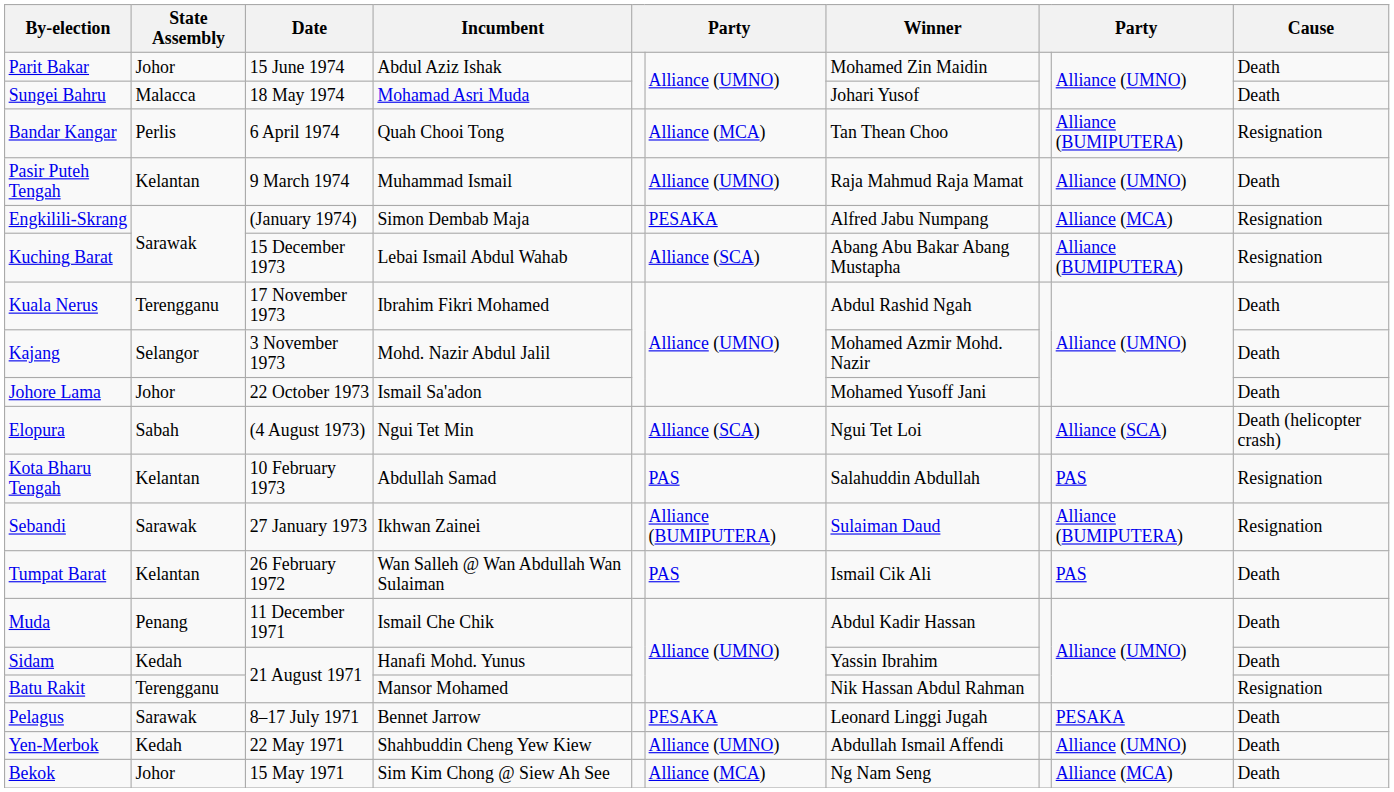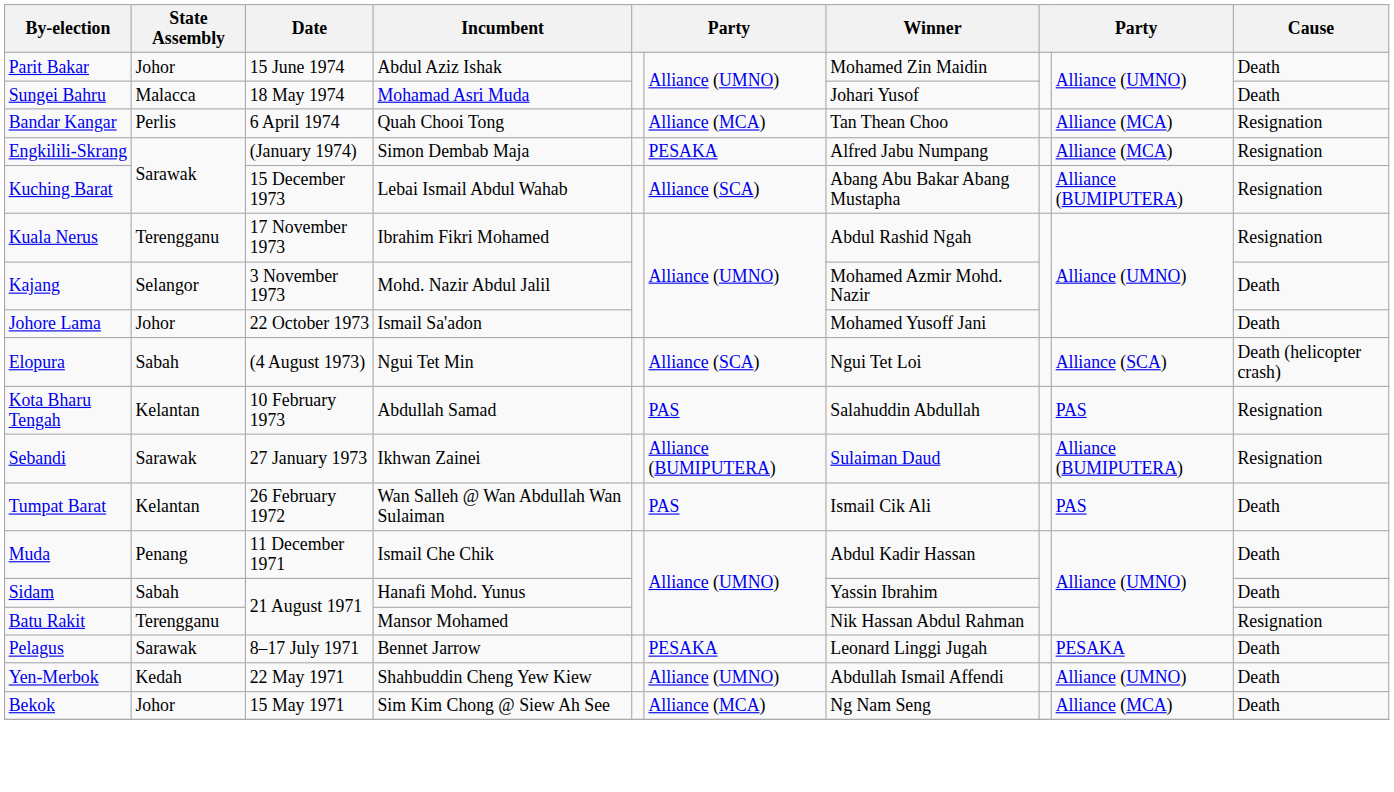(1119, 133) Alliance (BUMIPUTERA) -> (1114, 123) Alliance (MCA)
- row: (49, 181)
(1259, 305) Death -> (1280, 237) Resignation
(159, 660) Kedah -> (157, 592) Sabah
